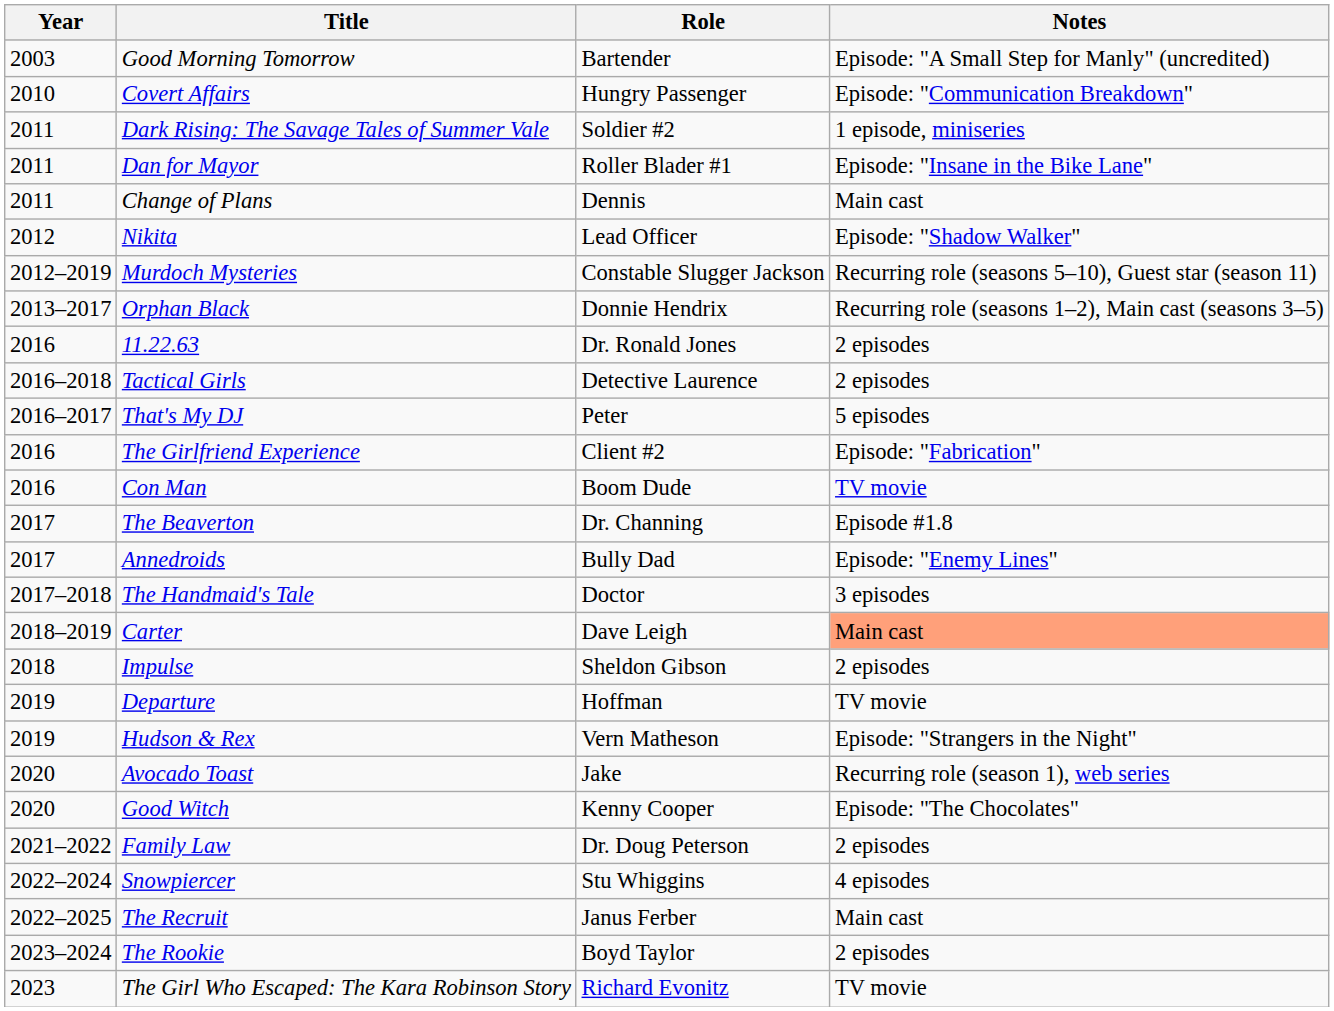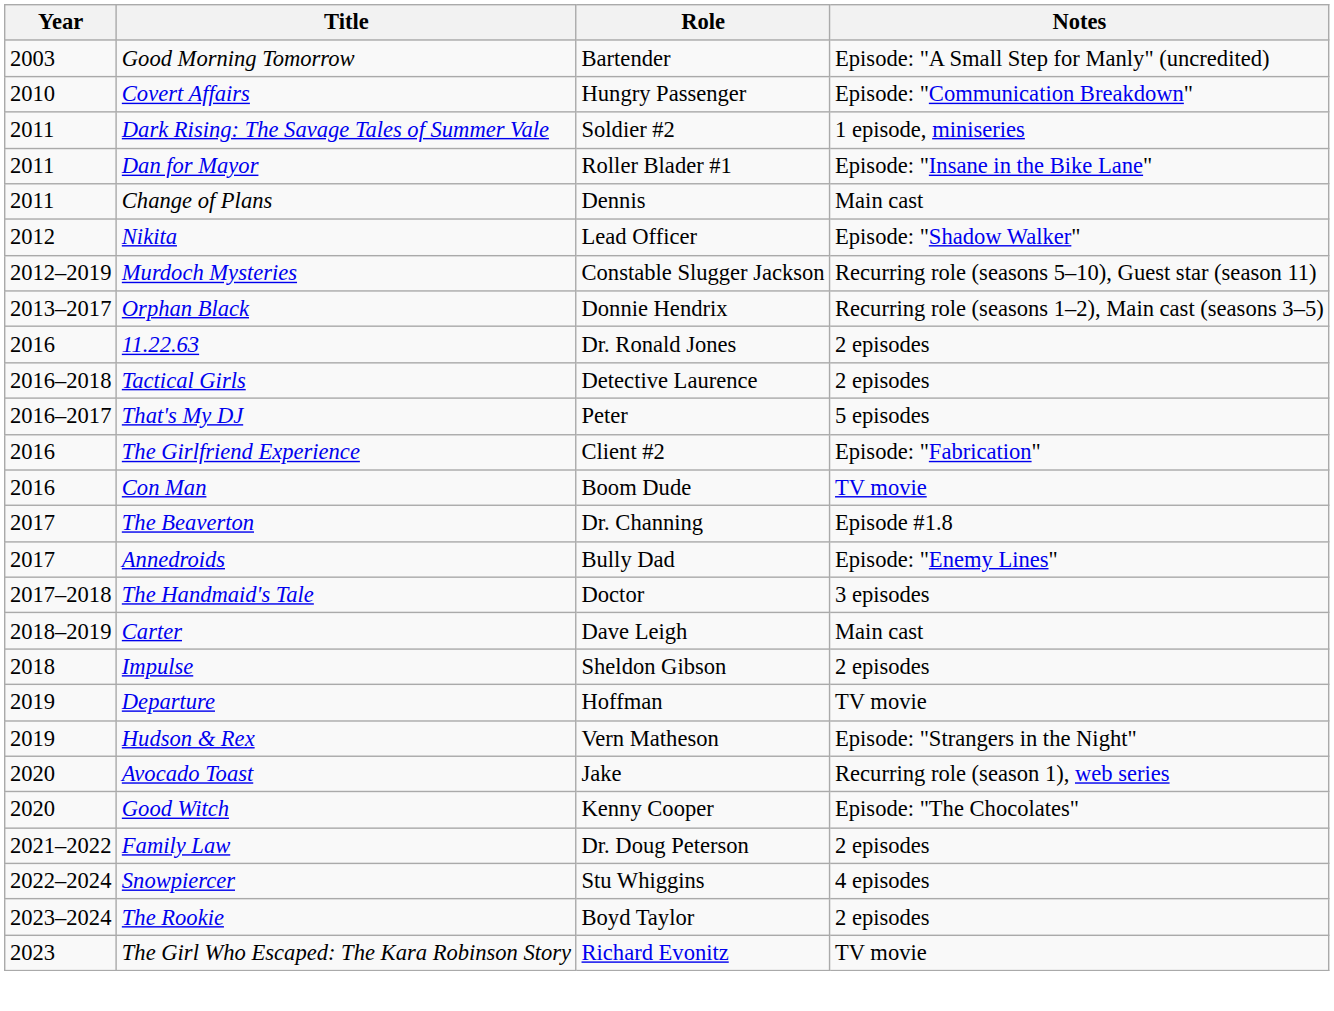(879, 630) lightsalmon background -> (879, 630) no background
- row: (175, 916)
